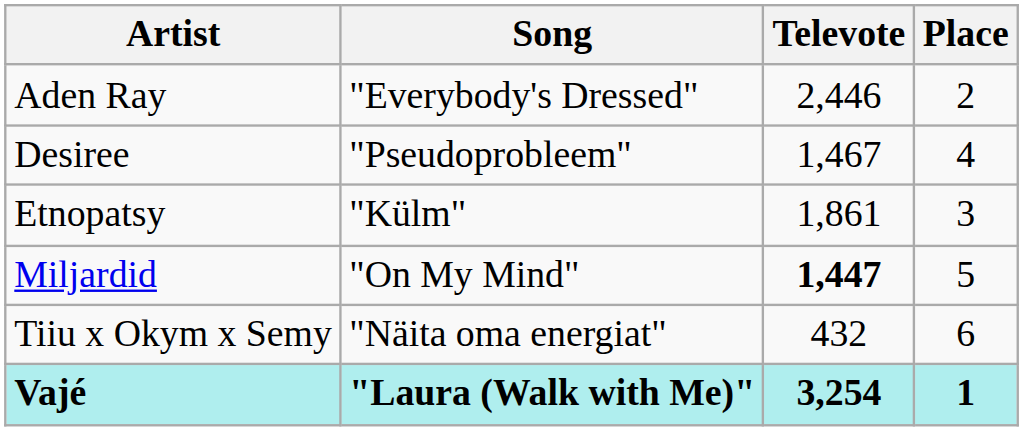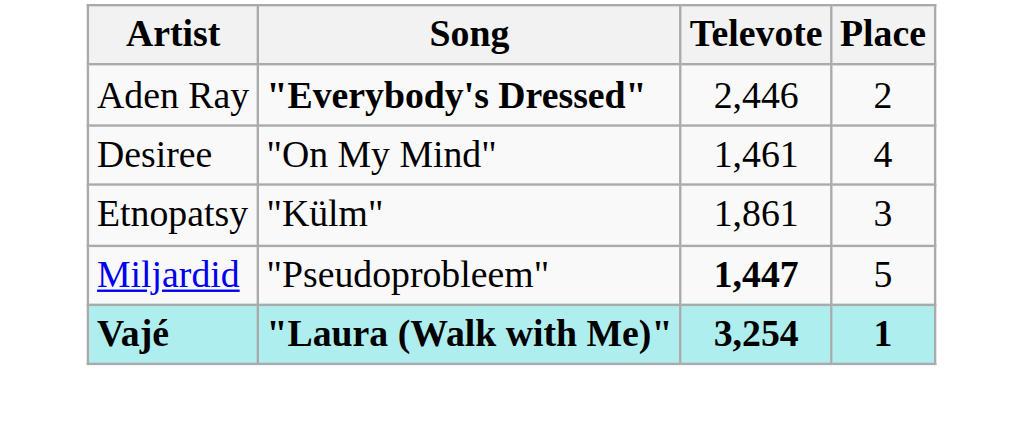(524, 94) normal -> (457, 94) bold
(491, 154) "Pseudoprobleem" -> (382, 154) "On My Mind"
(839, 154) 1,467 -> (756, 154) 1,461
(464, 273) "On My Mind" -> (408, 273) "Pseudoprobleem"
- row: (173, 333)
